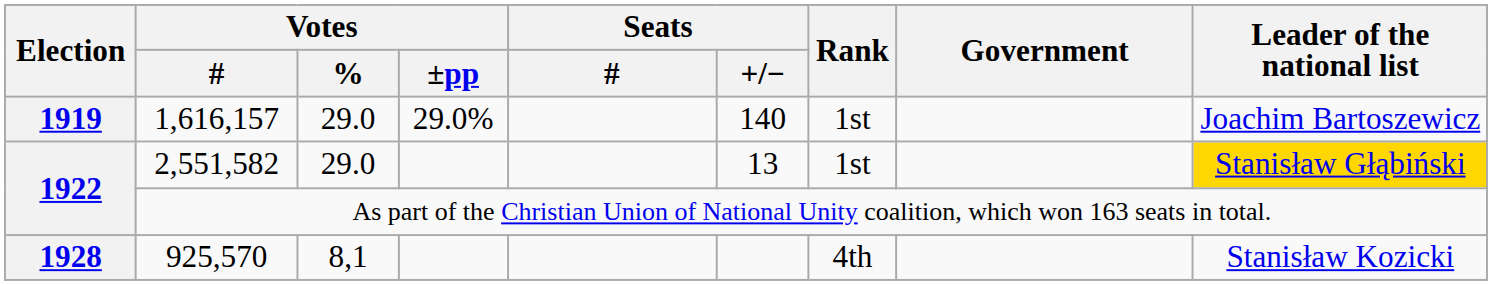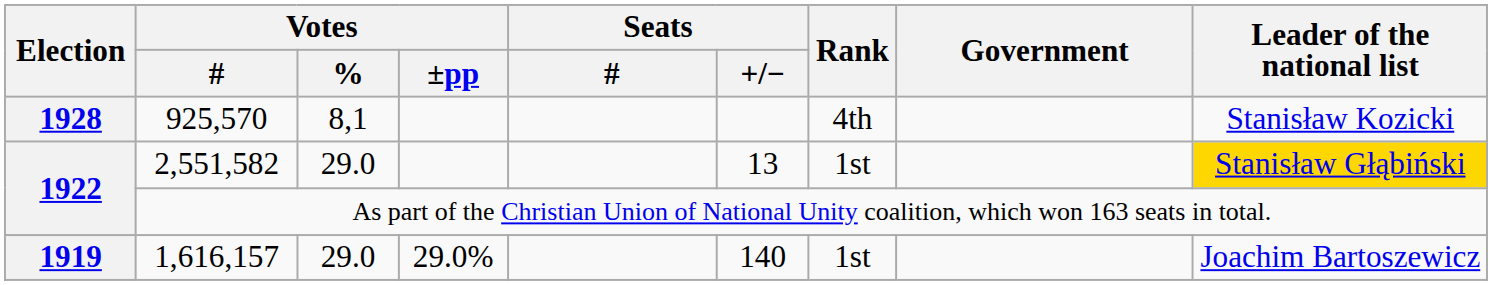rows swapped: (217, 118) <-> (217, 257)
